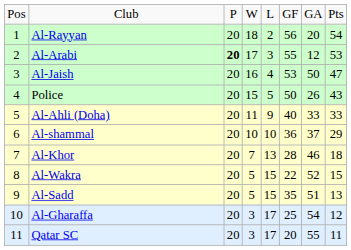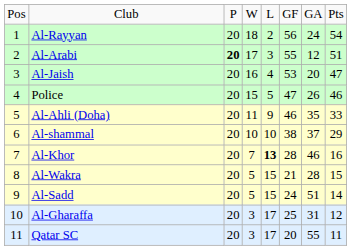(313, 34) 20 -> (313, 34) 24
(336, 54) 53 -> (336, 54) 51
(313, 74) 50 -> (313, 74) 20
(290, 94) 50 -> (290, 94) 47
(336, 94) 43 -> (336, 94) 46
(290, 114) 40 -> (290, 114) 46
(313, 114) 33 -> (313, 114) 35
(290, 134) 36 -> (290, 134) 38
(270, 154) normal -> (270, 154) bold
(336, 154) 18 -> (336, 154) 16
(290, 174) 22 -> (290, 174) 21
(313, 174) 52 -> (313, 174) 28
(290, 194) 35 -> (290, 194) 24
(336, 194) 13 -> (336, 194) 14
(313, 214) 54 -> (313, 214) 31
